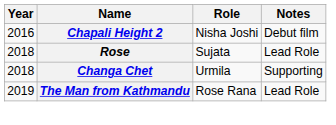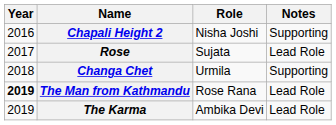(291, 33) Debut film -> (299, 33) Supporting
(21, 52) 2018 -> (21, 52) 2017
(21, 91) normal -> (21, 91) bold
+ row: (115, 110)
